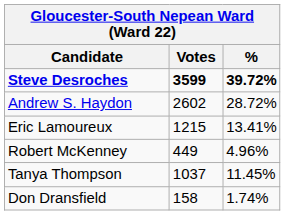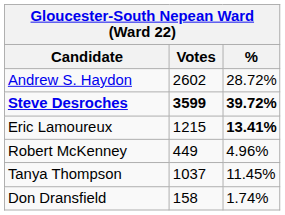rows swapped: (68, 80) <-> (70, 103)
(251, 127) normal -> (251, 127) bold
